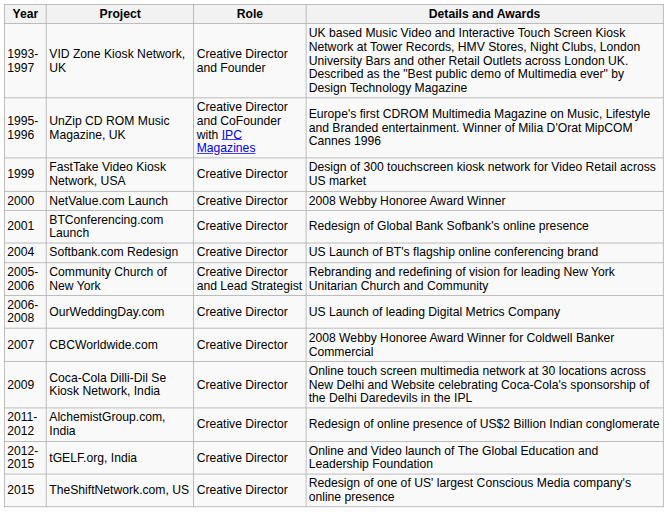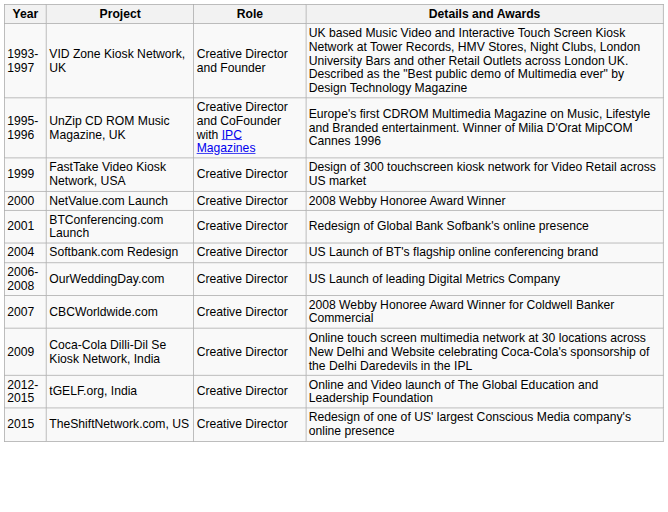- row: (108, 279)
- row: (107, 424)
